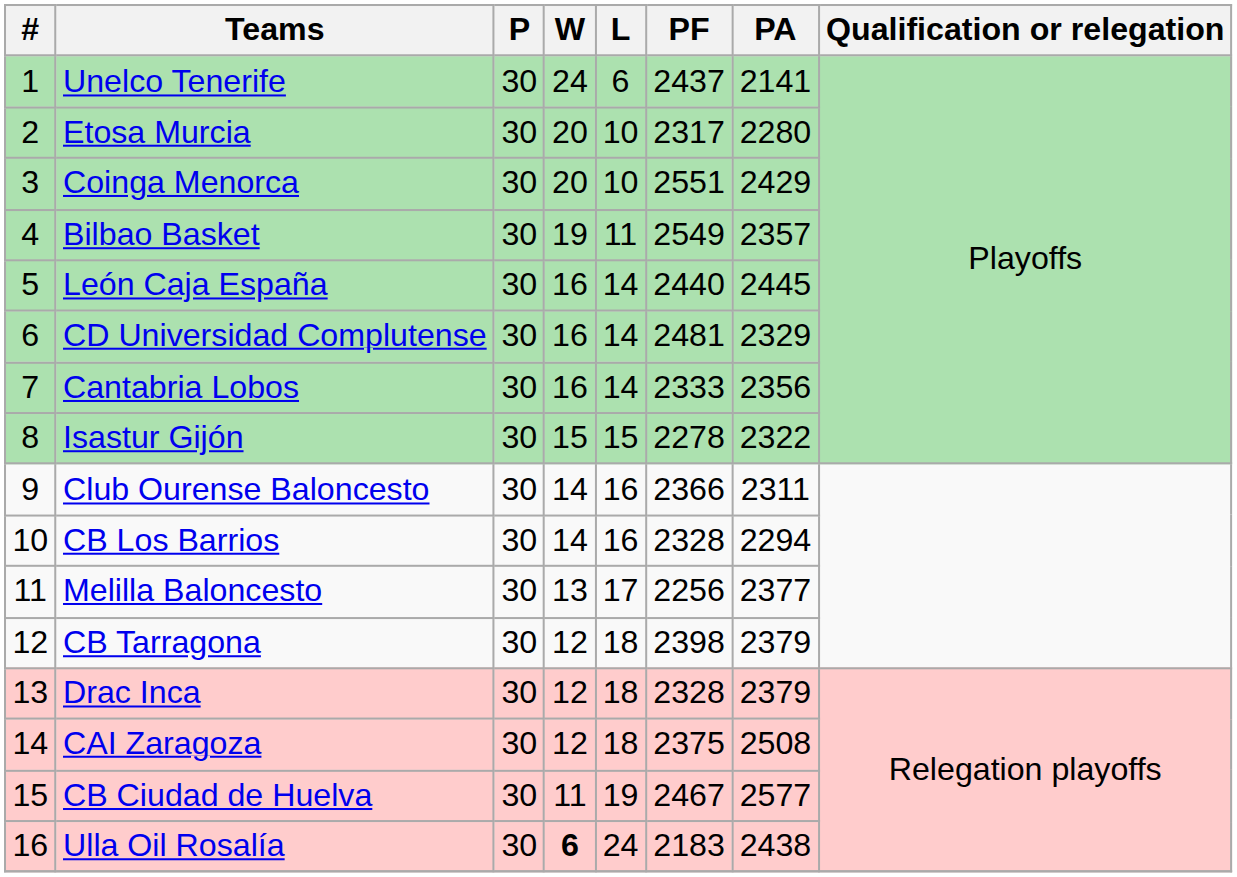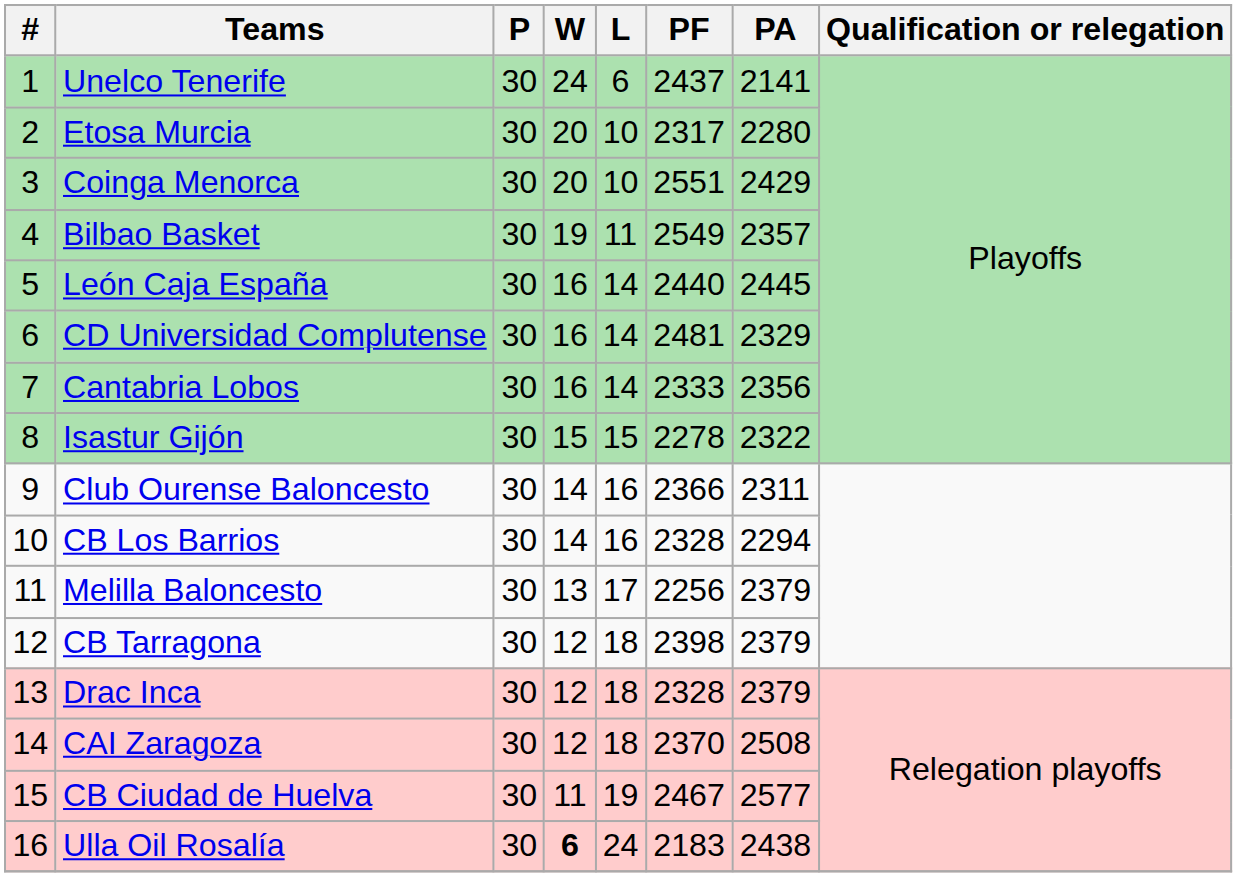(775, 591) 2377 -> (775, 591) 2379
(689, 744) 2375 -> (689, 744) 2370
